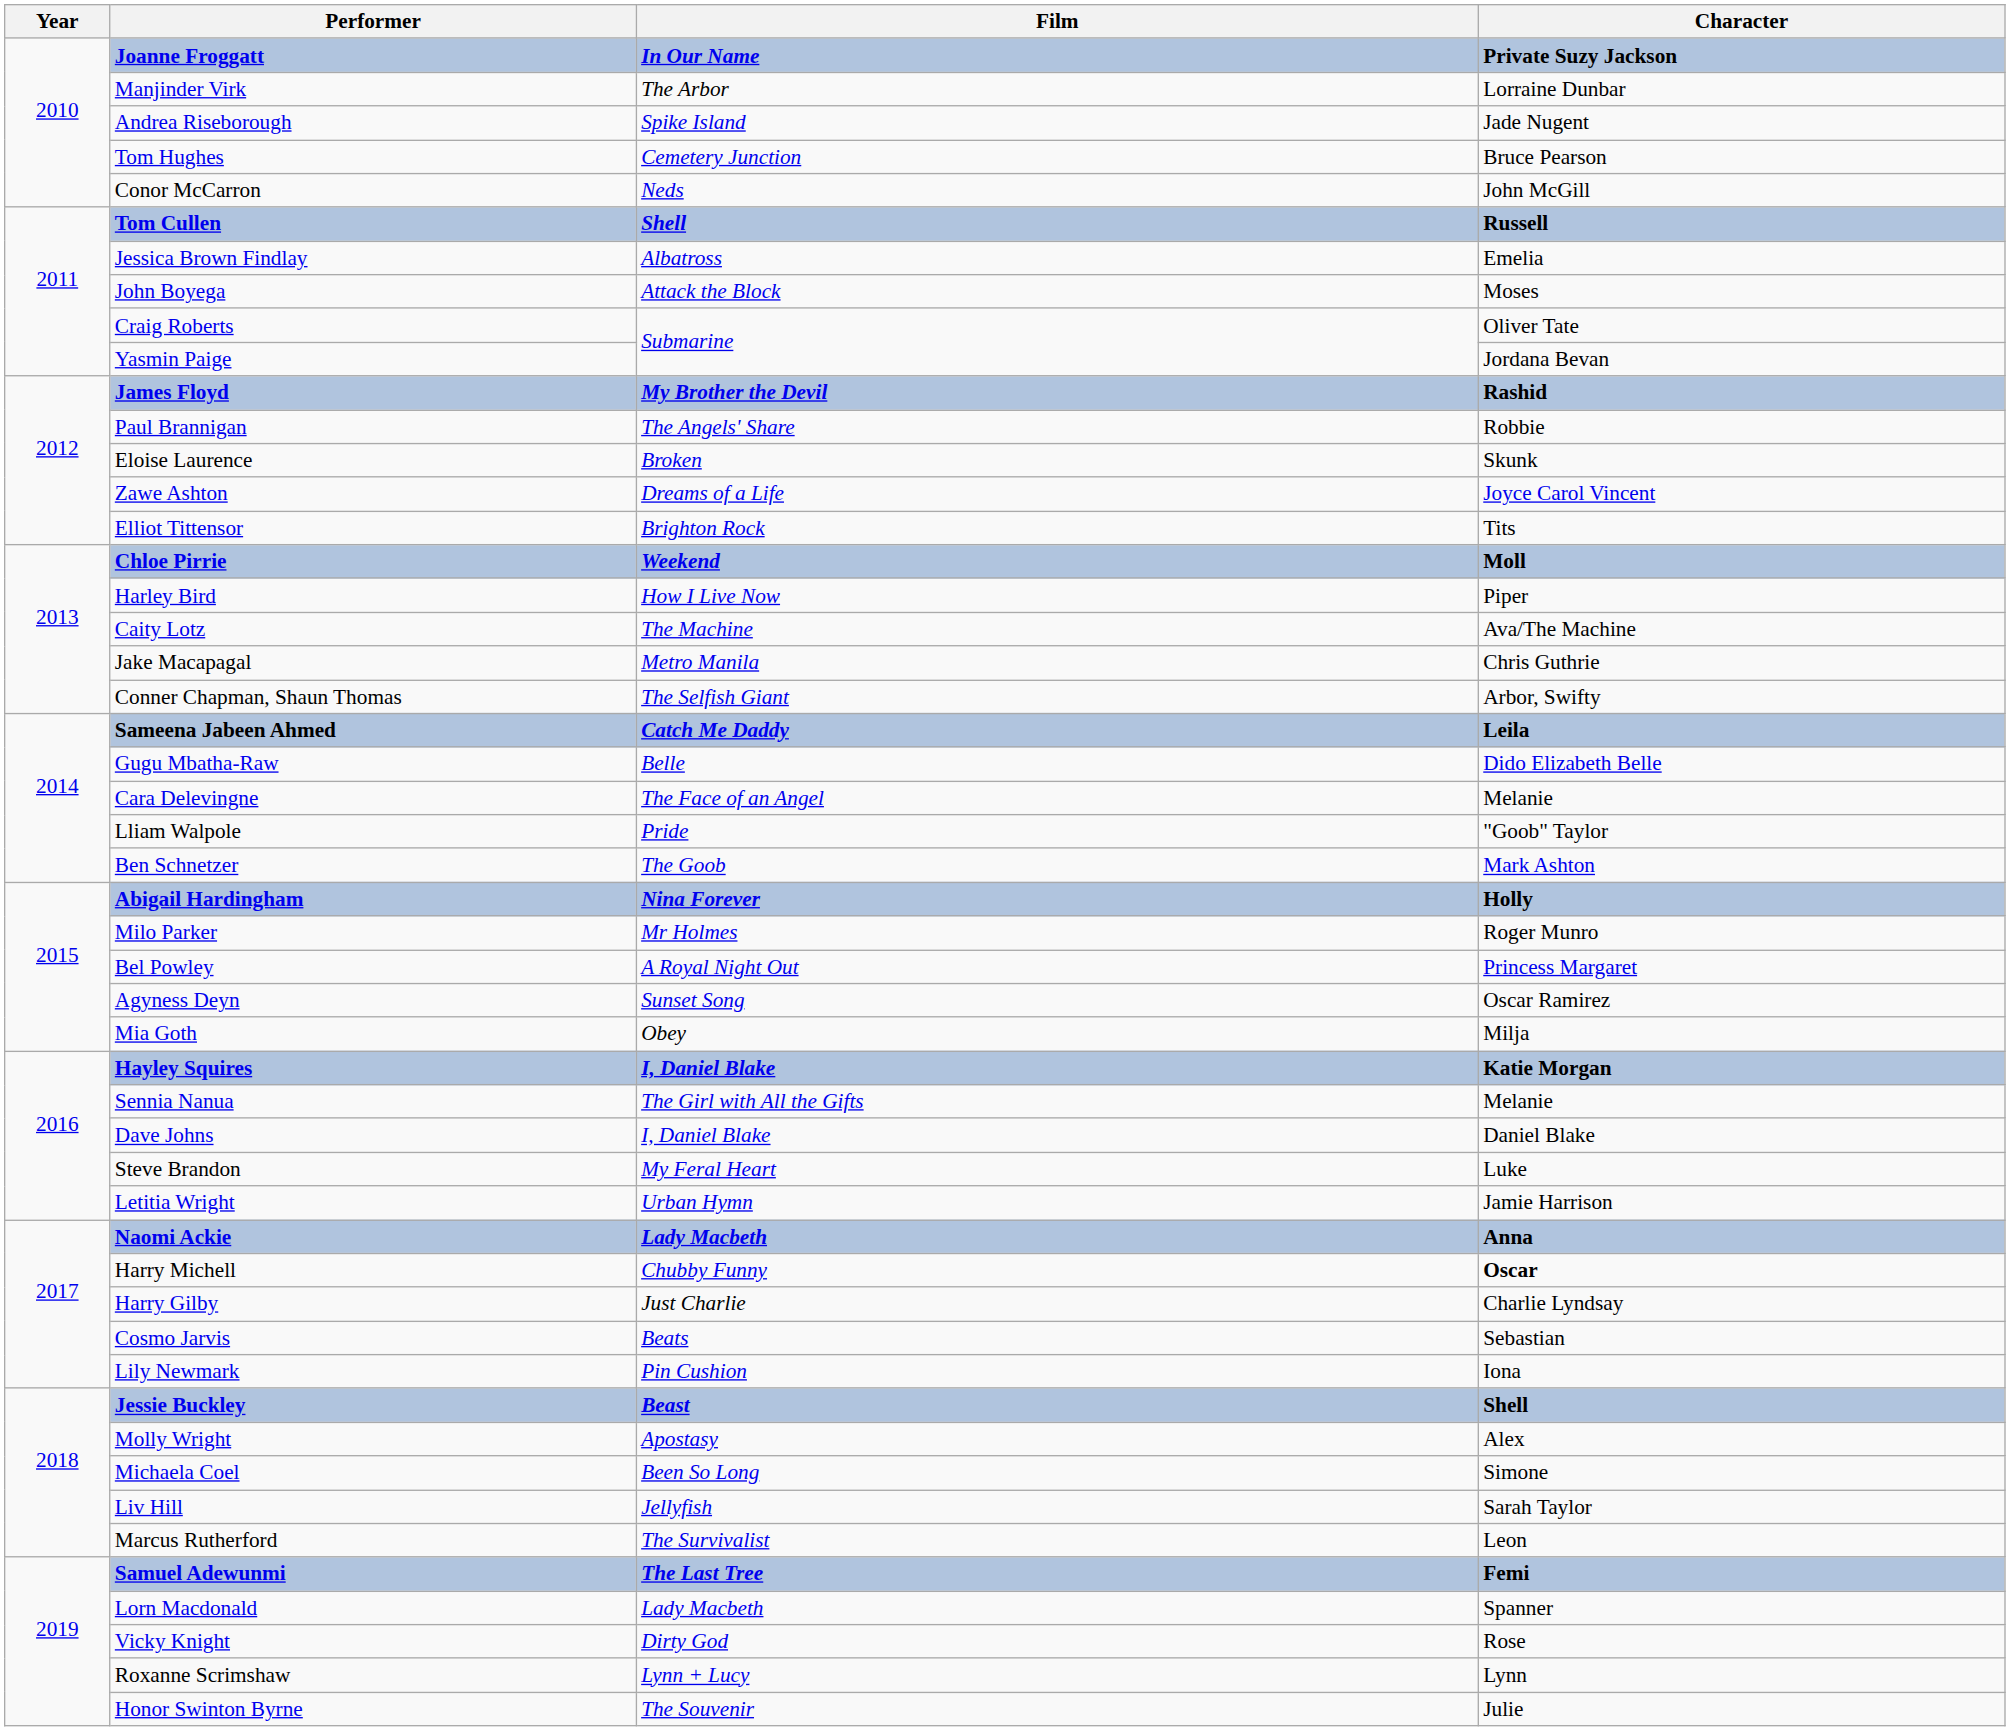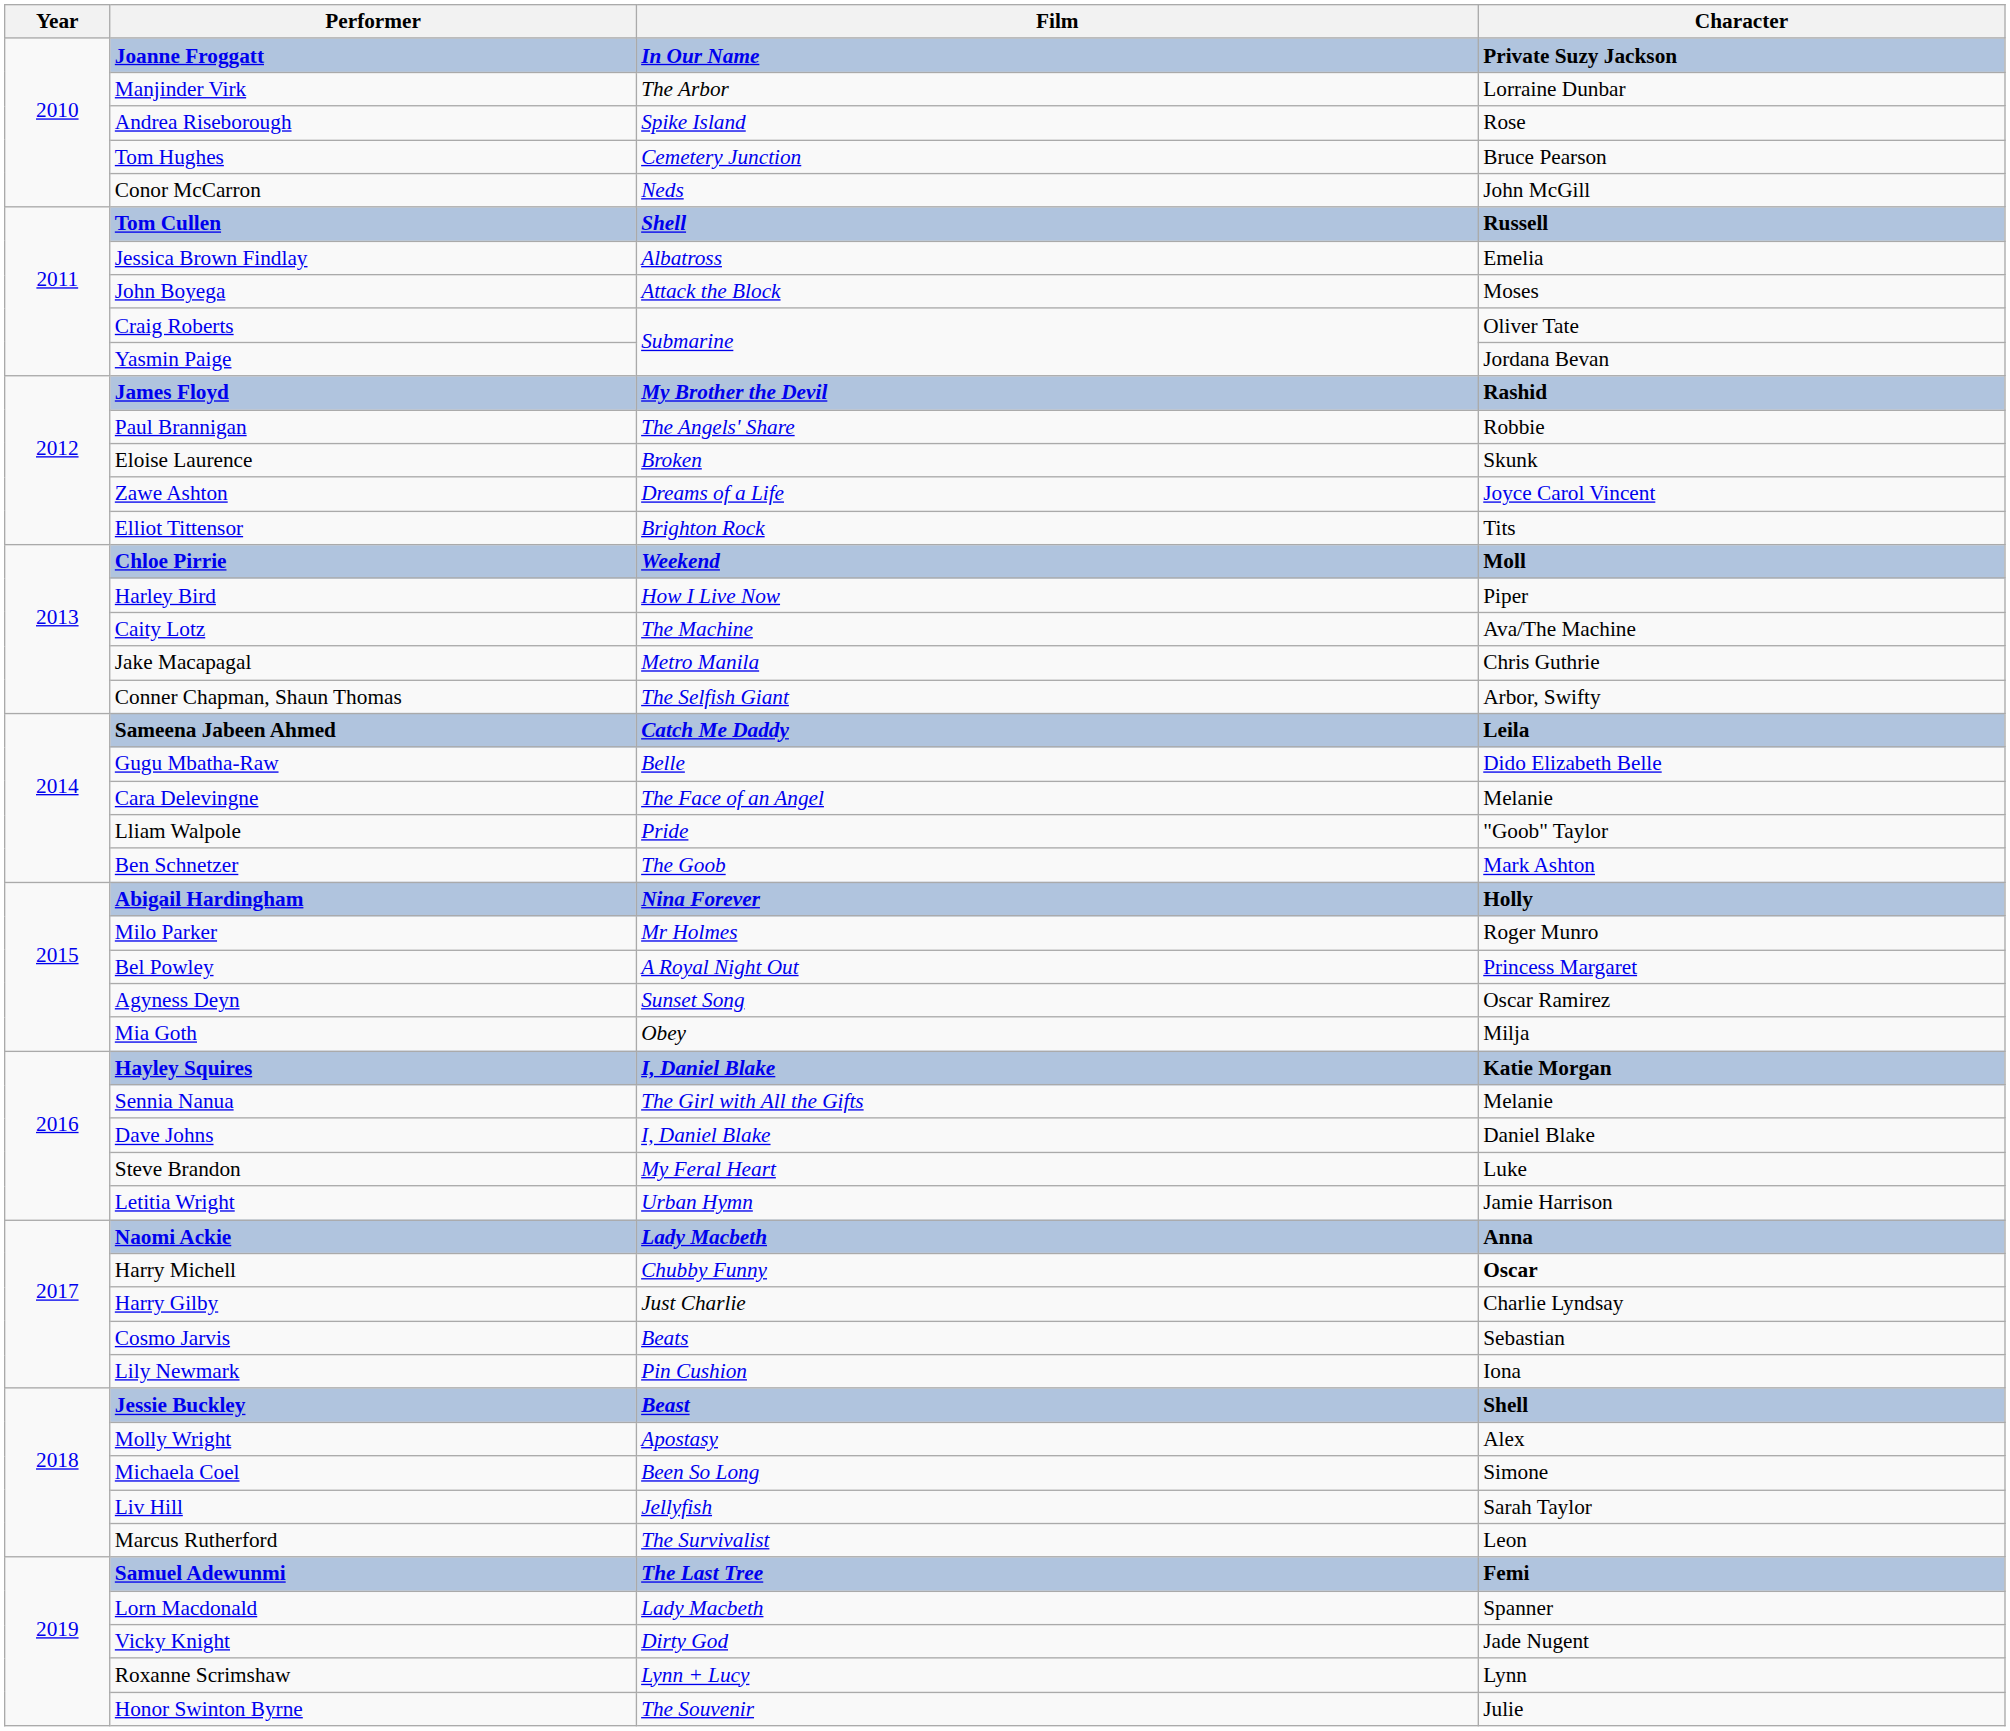(1536, 122) Jade Nugent -> (1505, 122) Rose
(1505, 1641) Rose -> (1536, 1641) Jade Nugent
